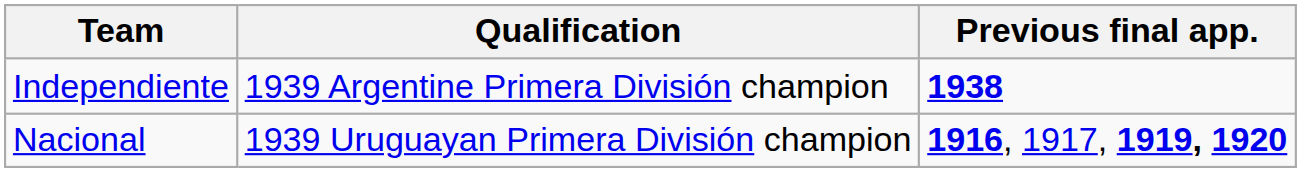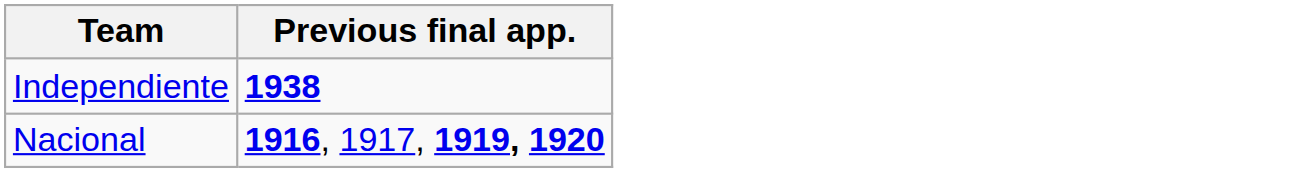- column: (578, 31)
